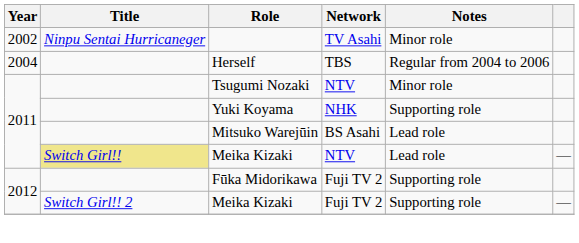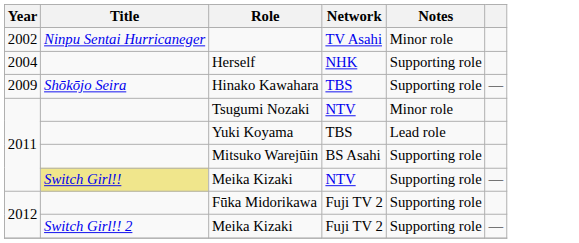(338, 62) TBS -> (341, 62) NHK
(469, 62) Regular from 2004 to 2006 -> (436, 62) Supporting role
+ row: (23, 86)
(341, 109) NHK -> (339, 132) TBS
(435, 109) Supporting role -> (418, 132) Lead role
(417, 132) Lead role -> (436, 156) Supporting role
(417, 156) Lead role -> (436, 179) Supporting role
